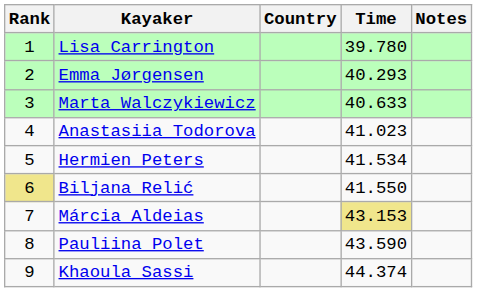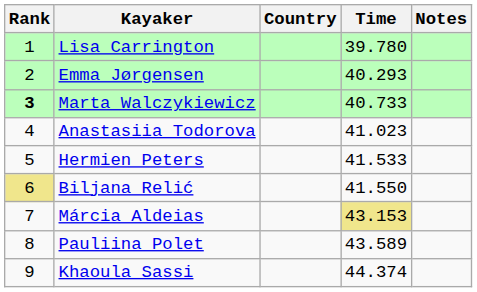(30, 103) normal -> (30, 103) bold
(376, 103) 40.633 -> (376, 103) 40.733
(376, 160) 41.534 -> (376, 160) 41.533
(376, 244) 43.590 -> (376, 244) 43.589
